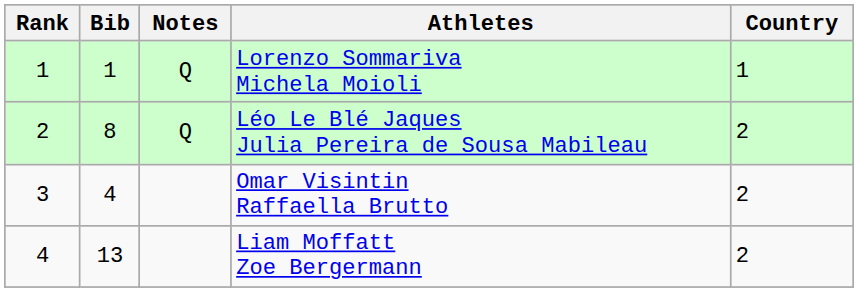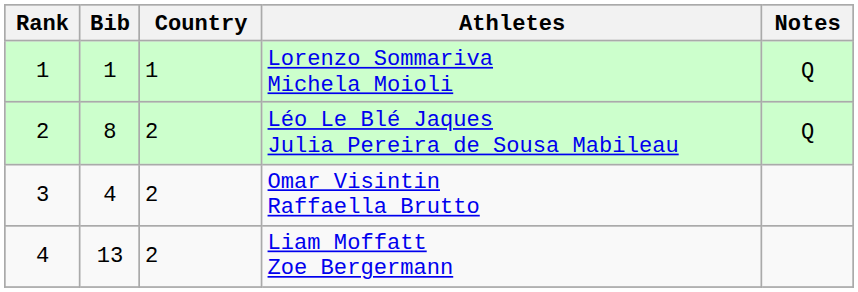columns swapped: (792, 23) <-> (185, 23)
